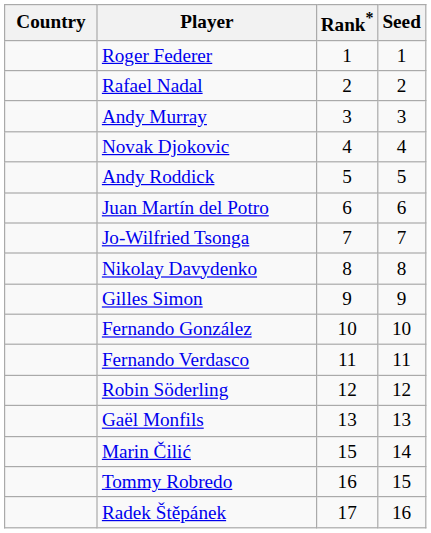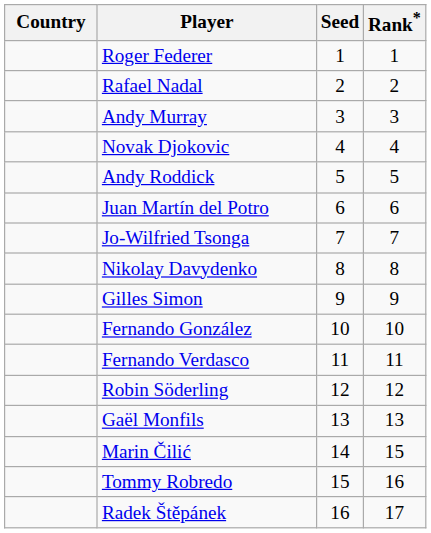columns swapped: (347, 22) <-> (402, 22)
